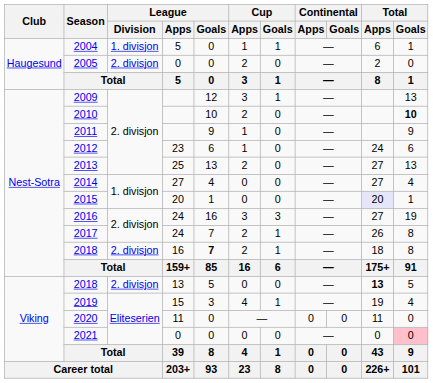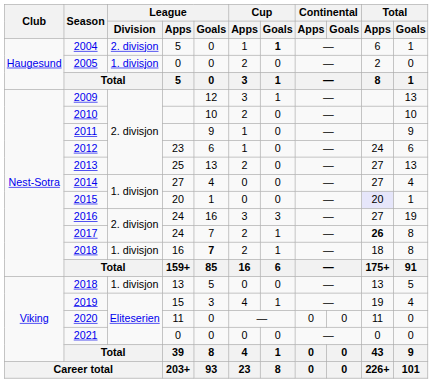(135, 47) 1. divisjon -> (135, 47) 2. divisjon
(278, 47) normal -> (278, 47) bold
(135, 64) 2. divisjon -> (135, 64) 1. divisjon
(411, 115) bold -> (411, 115) normal
(377, 234) normal -> (377, 234) bold
(135, 251) 2. divisjon -> (135, 251) 1. divisjon
(135, 285) 2. divisjon -> (135, 285) 1. divisjon
(377, 285) bold -> (377, 285) normal
(411, 336) pink background -> (411, 336) no background
